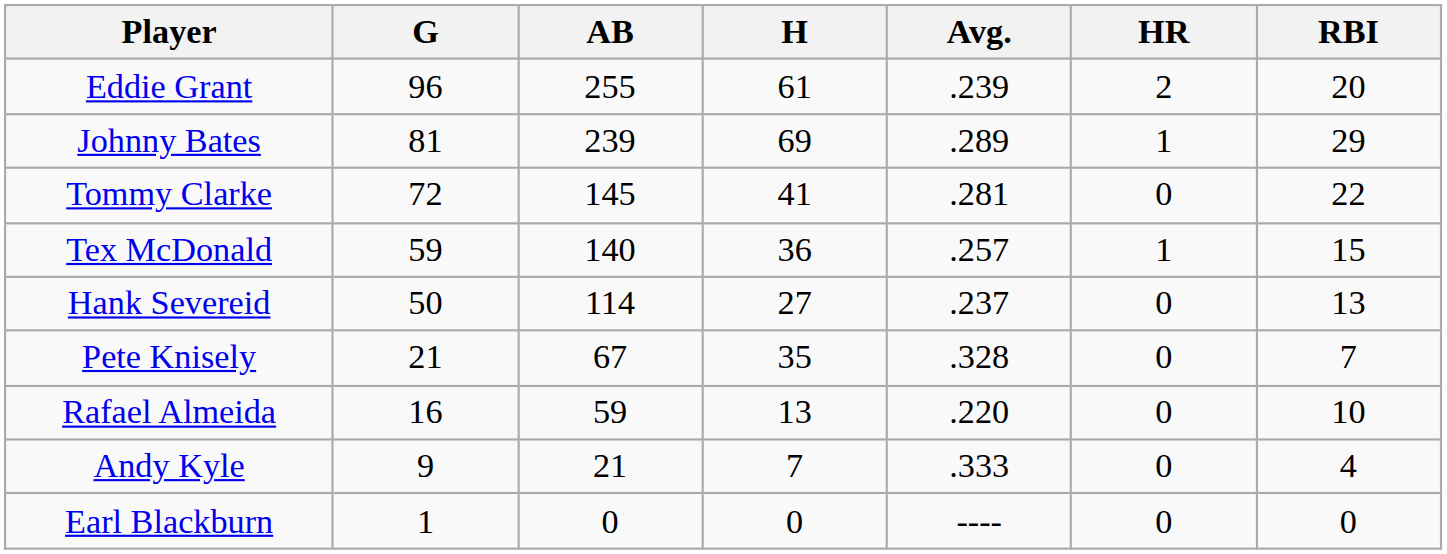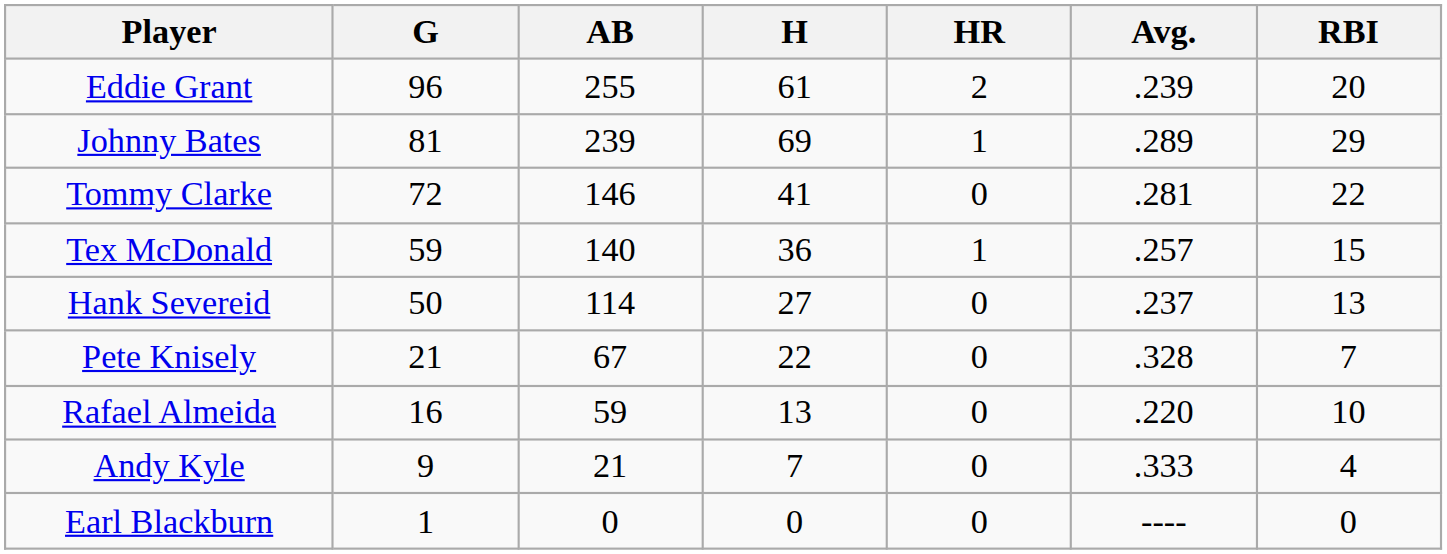columns swapped: (979, 31) <-> (1164, 31)
(610, 194) 145 -> (610, 194) 146
(795, 357) 35 -> (795, 357) 22
